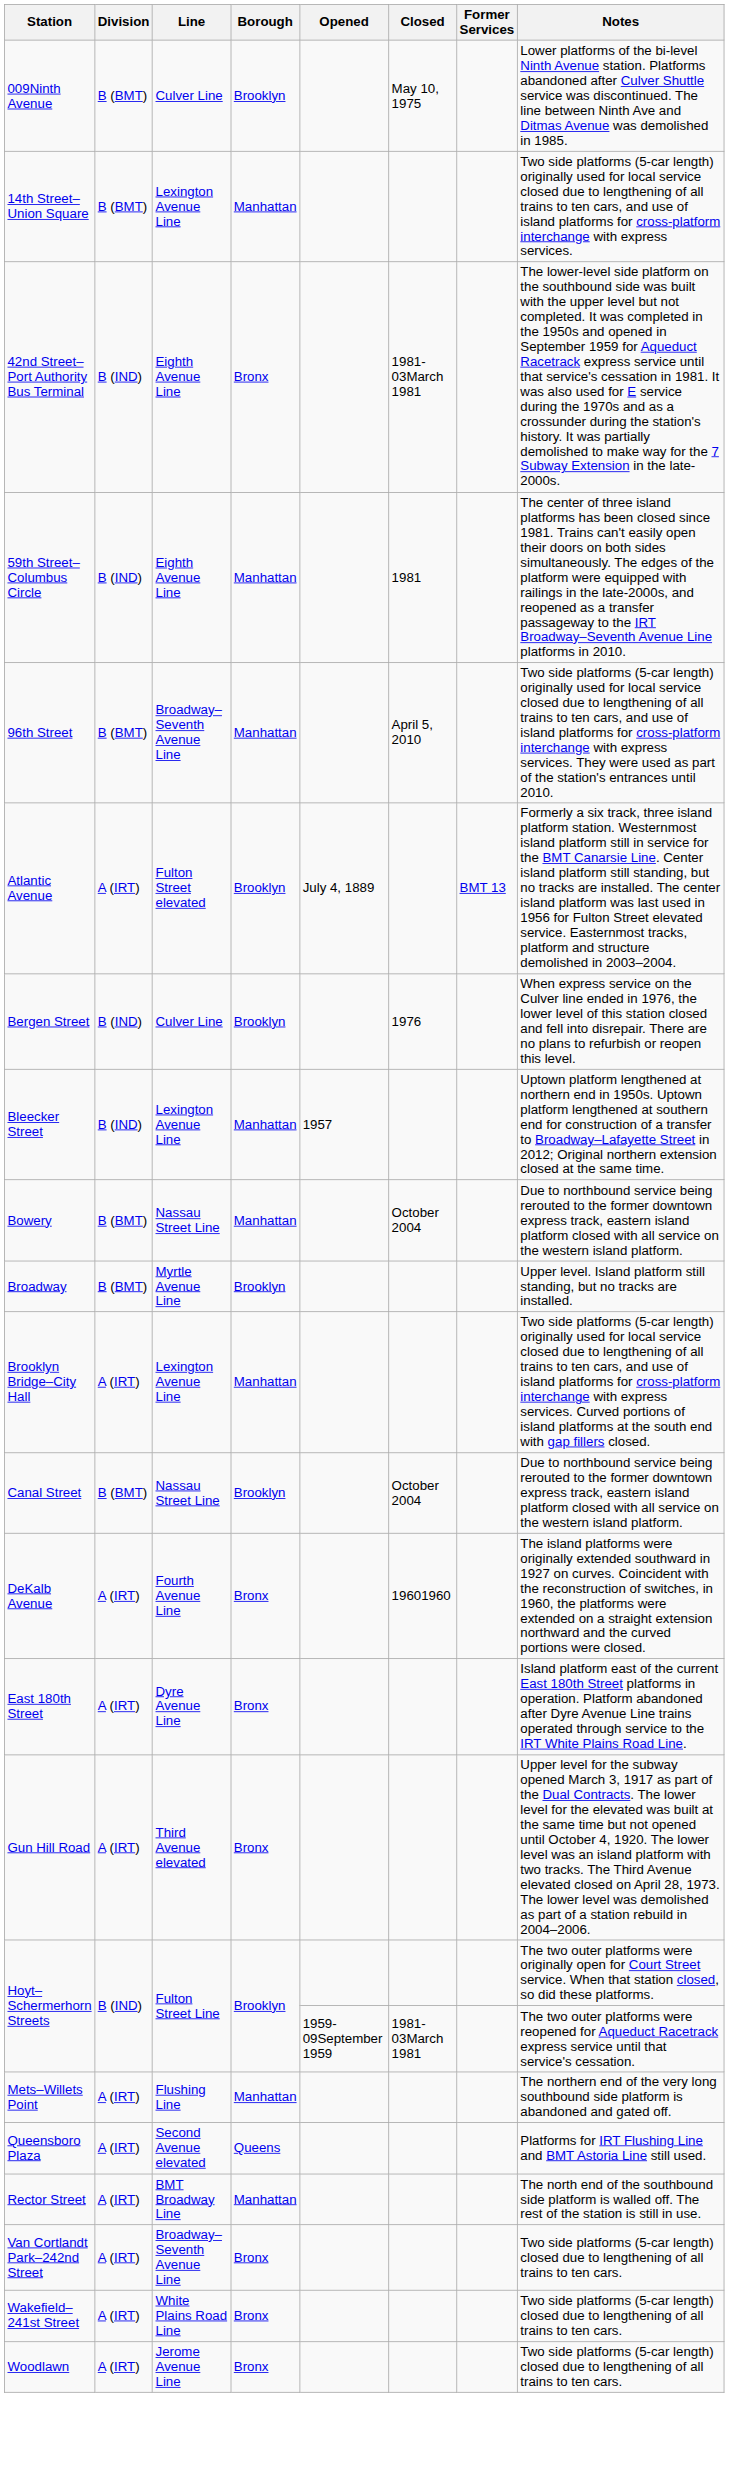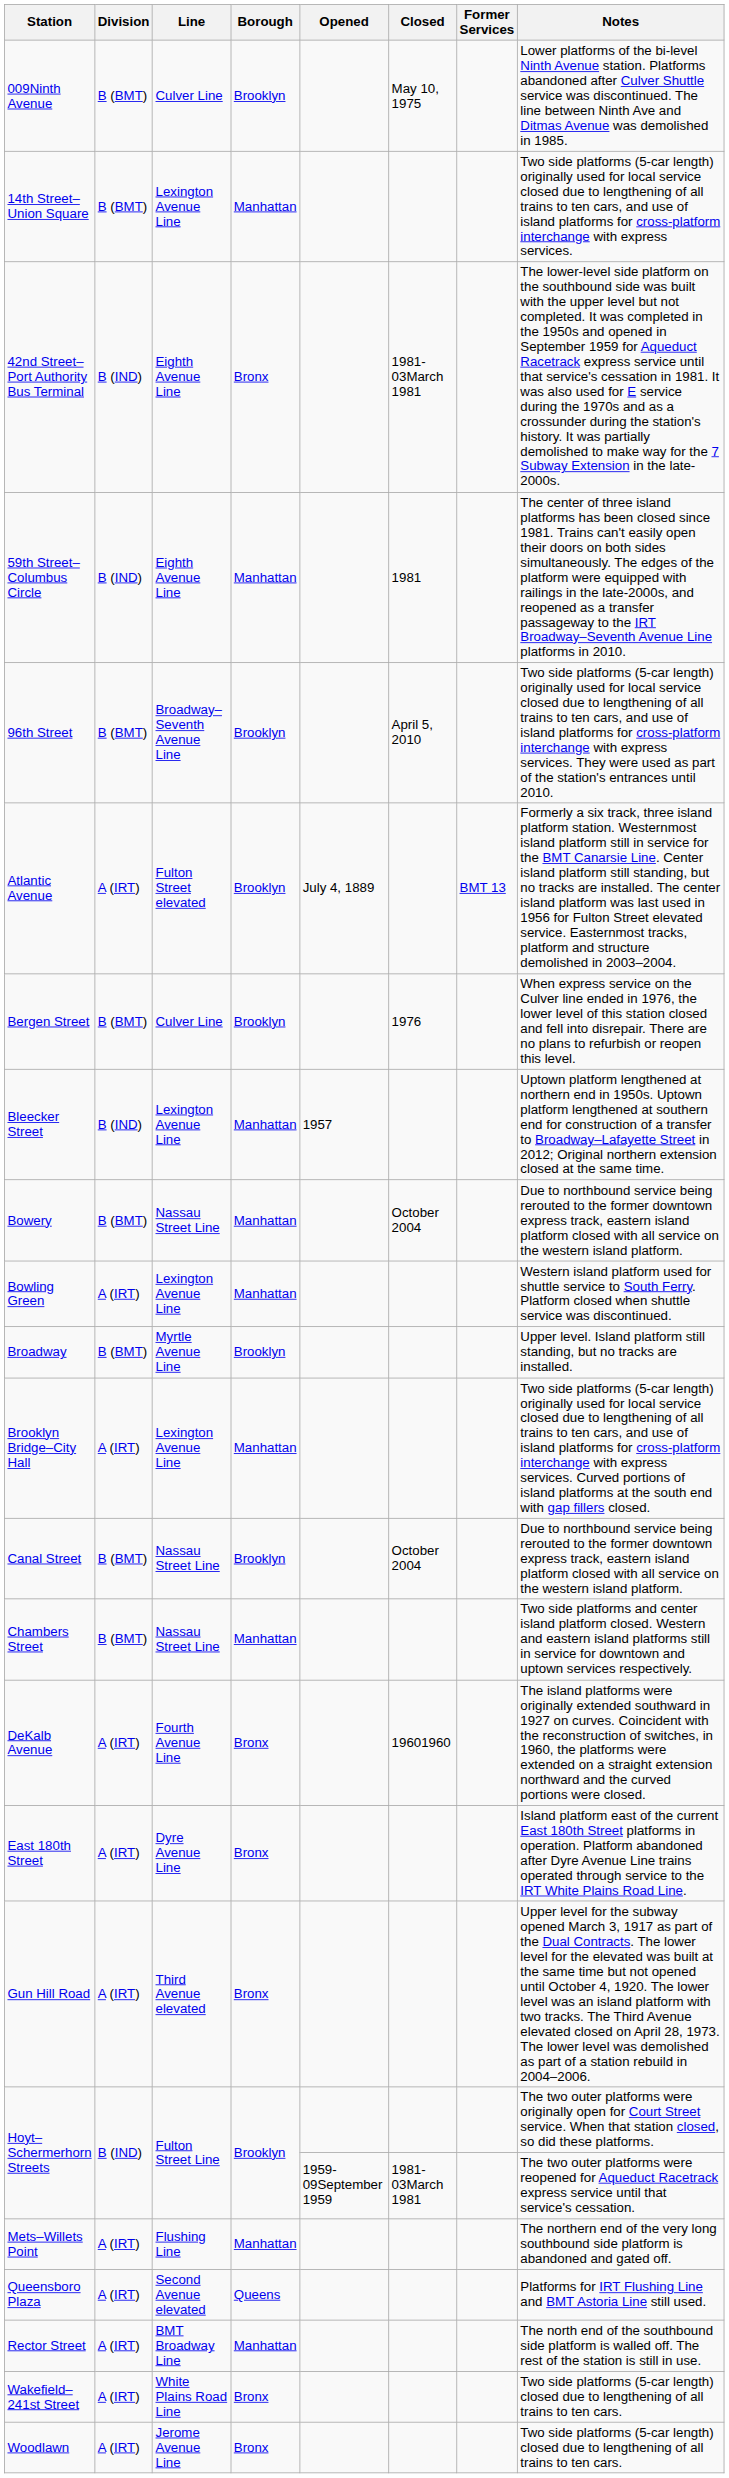(265, 732) Manhattan -> (260, 732) Brooklyn
(120, 1021) B (IND) -> (122, 1021) B (BMT)
+ row: (31, 1293)
+ row: (38, 1639)
- row: (48, 2257)
